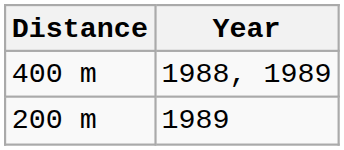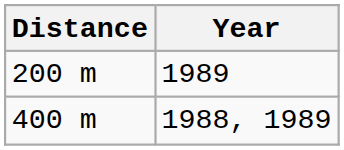rows swapped: (54, 121) <-> (54, 74)
